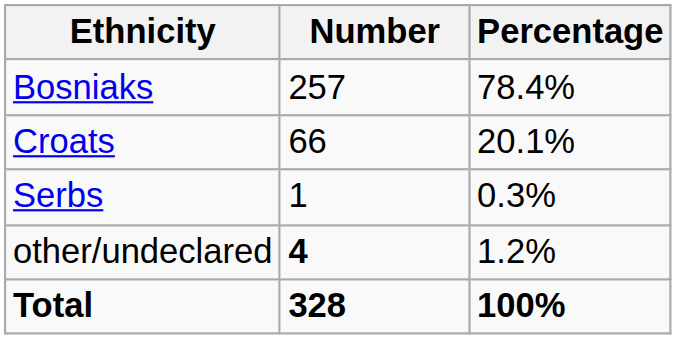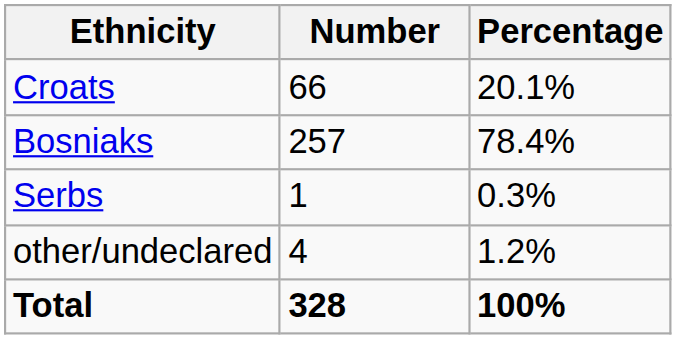rows swapped: (83, 86) <-> (64, 141)
(298, 251) bold -> (298, 251) normal
